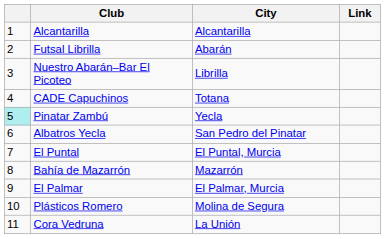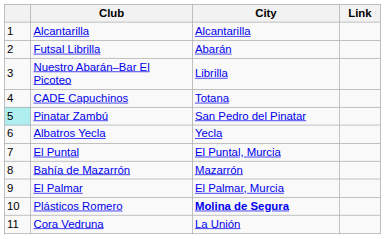(209, 116) Yecla -> (251, 116) San Pedro del Pinatar
(251, 134) San Pedro del Pinatar -> (209, 134) Yecla
(239, 206) normal -> (242, 206) bold
